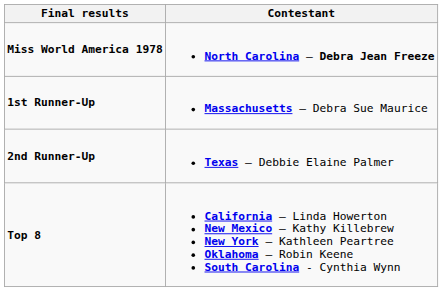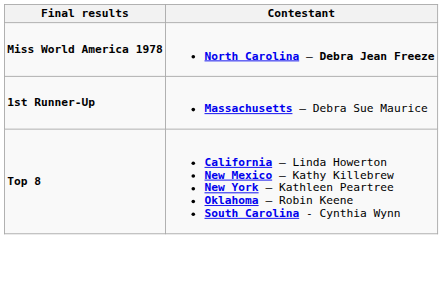- row: (51, 156)
